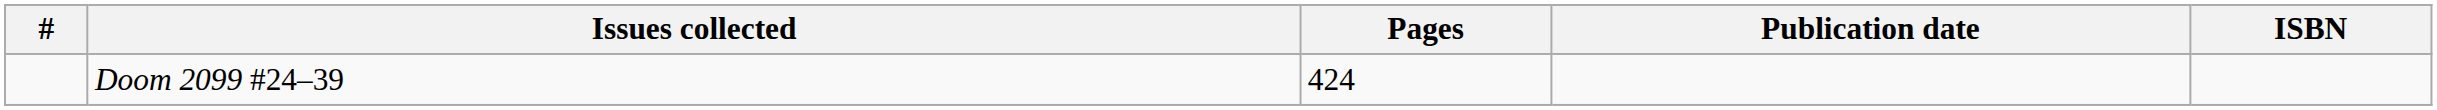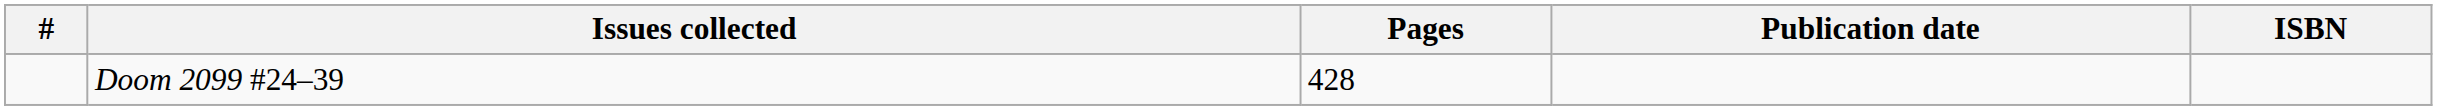(1331, 79) 424 -> (1331, 79) 428
